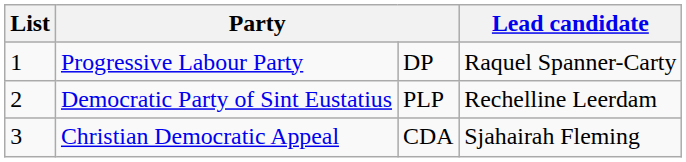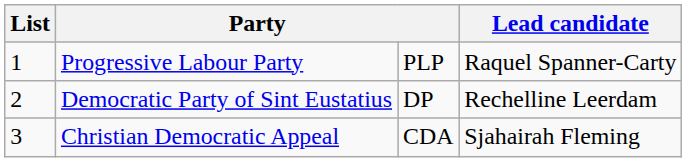(418, 61) DP -> (424, 61) PLP
(424, 99) PLP -> (418, 99) DP
